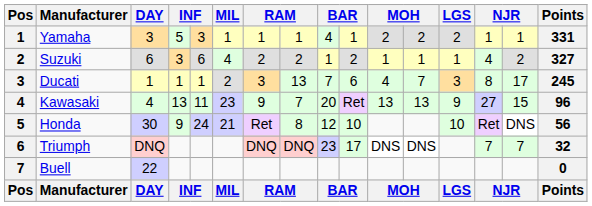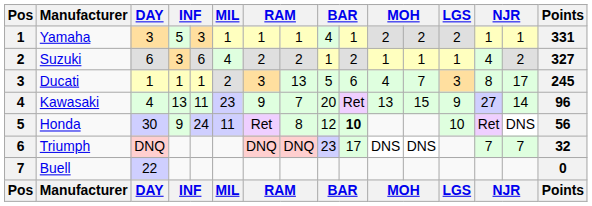(329, 81) 7 -> (329, 81) 5
(421, 103) 13 -> (421, 103) 15
(520, 103) 15 -> (520, 103) 14
(228, 124) 21 -> (228, 124) 11
(354, 124) normal -> (354, 124) bold
